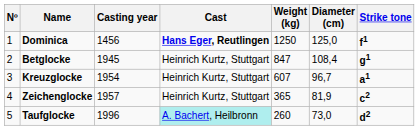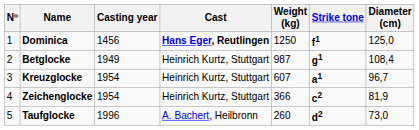columns swapped: (333, 18) <-> (386, 18)
(108, 59) 1945 -> (108, 59) 1949
(282, 59) 847 -> (282, 59) 987
(108, 97) 1957 -> (108, 97) 1954
(282, 97) 365 -> (282, 97) 366
(210, 116) paleturquoise background -> (210, 116) no background
